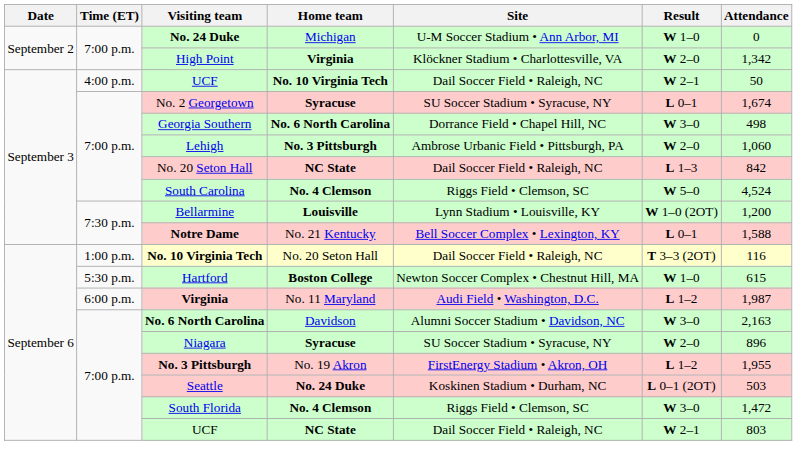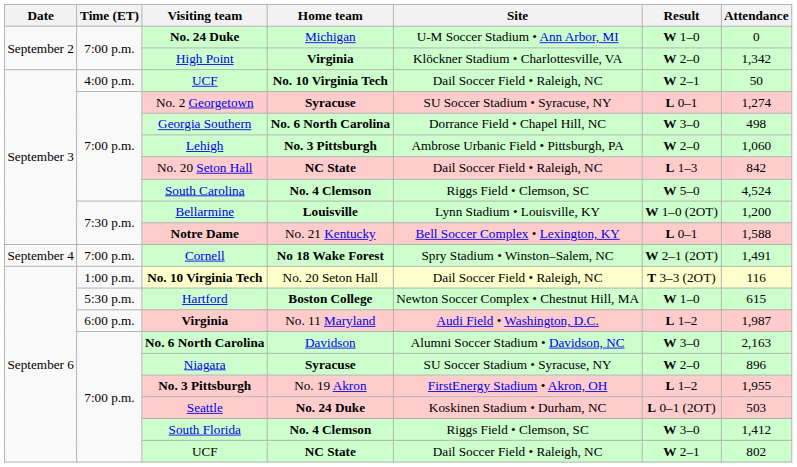(756, 102) 1,674 -> (756, 102) 1,274
+ row: (205, 255)
(756, 408) 1,472 -> (756, 429) 1,412
(756, 429) 803 -> (756, 451) 802
